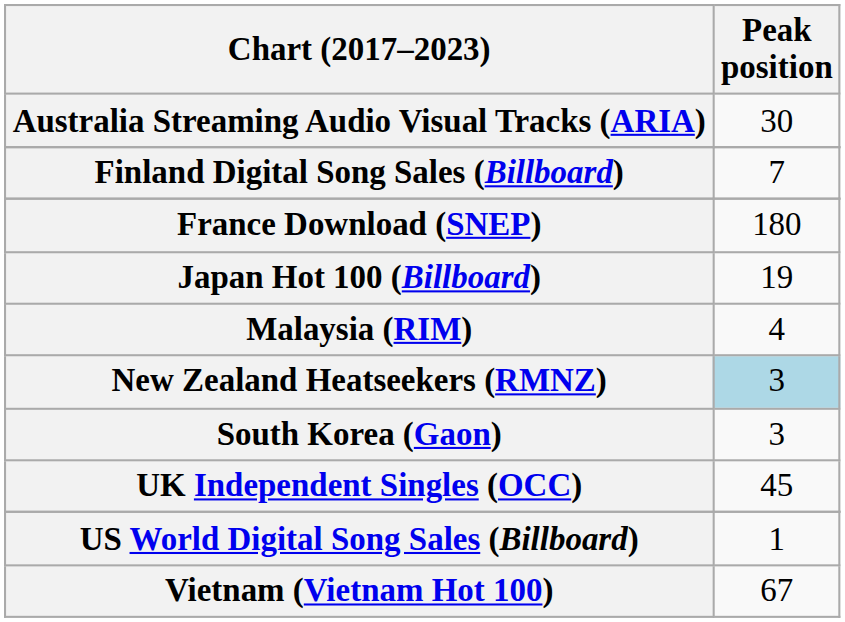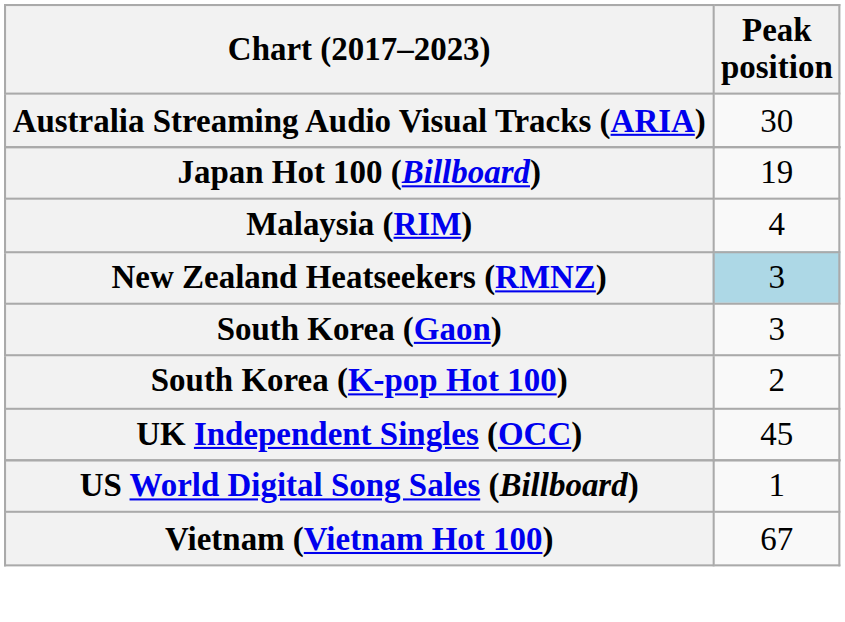- row: (359, 172)
- row: (359, 224)
+ row: (359, 381)
